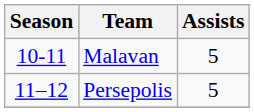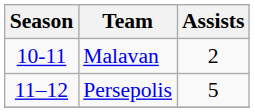(213, 55) 5 -> (213, 55) 2
